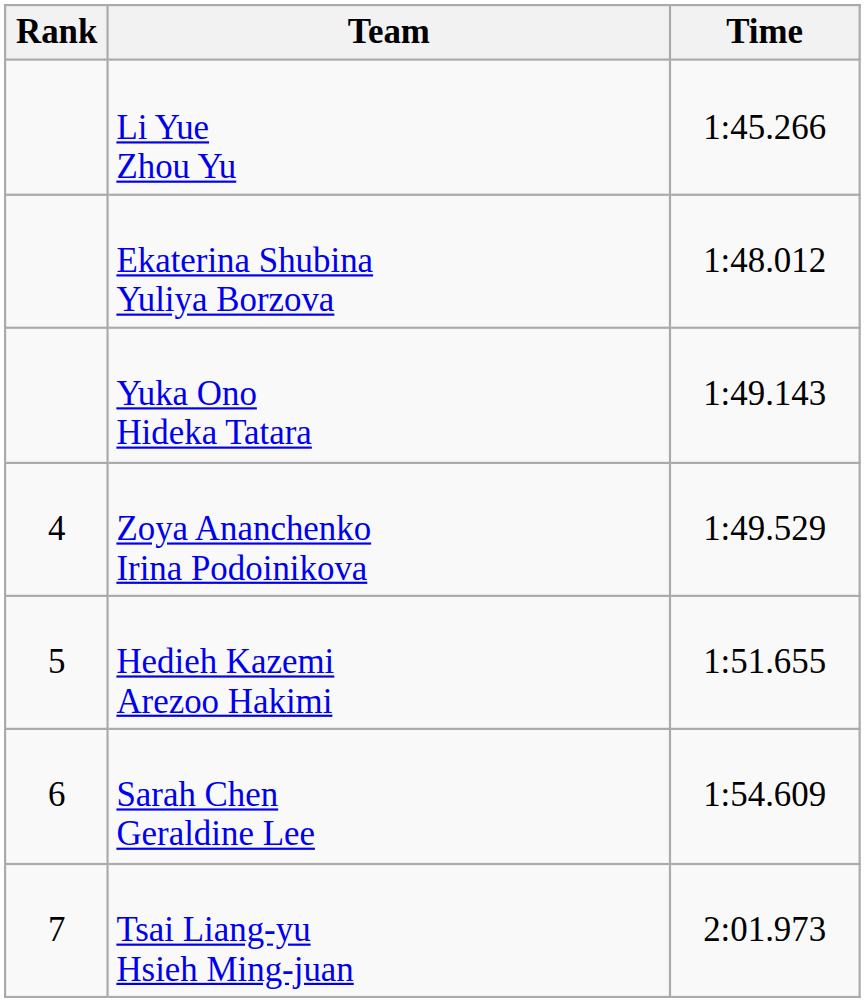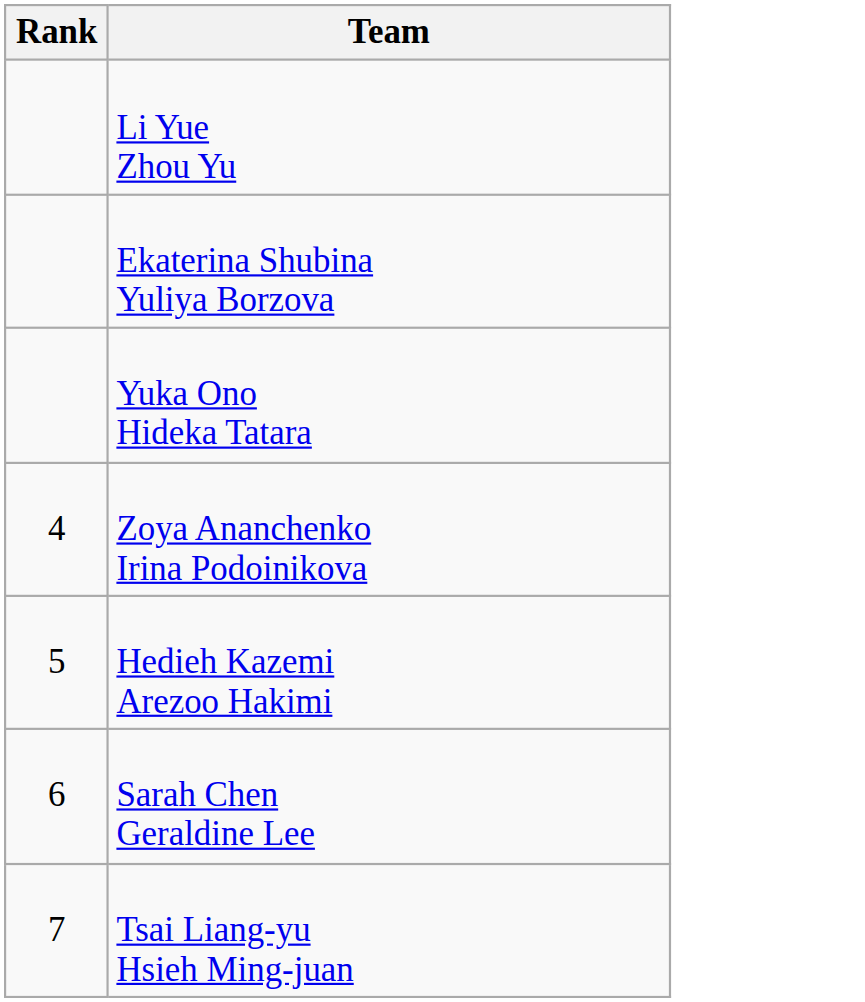- column: (765, 32)
